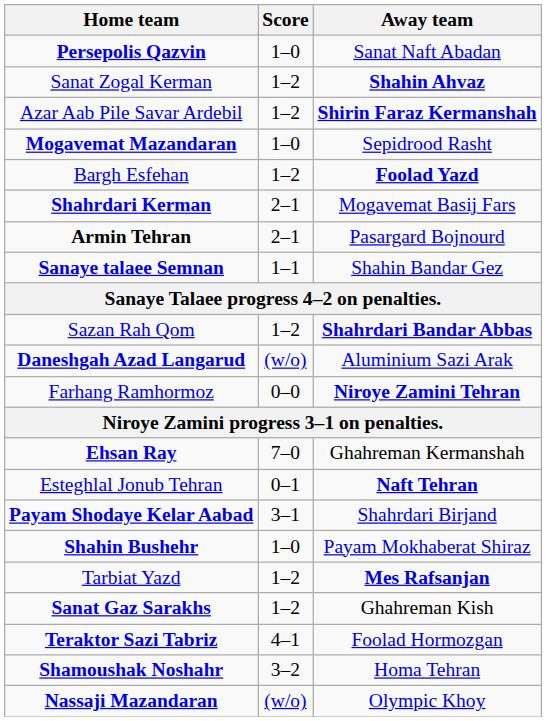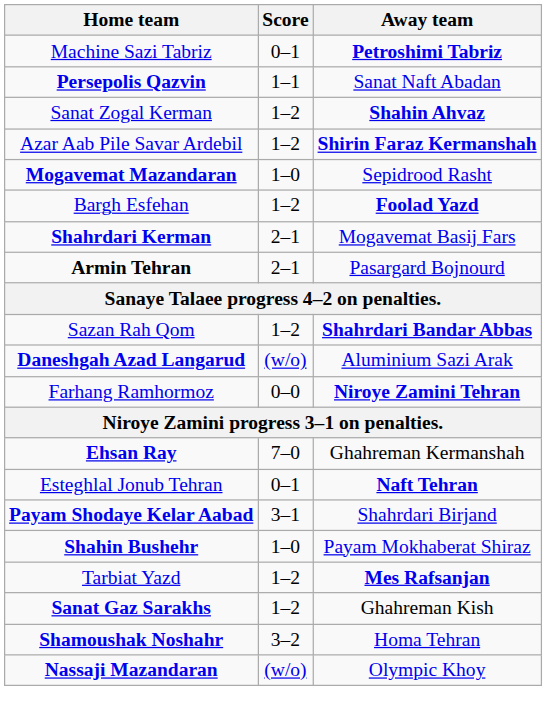+ row: (131, 50)
(285, 50) 1–0 -> (285, 81) 1–1
- row: (131, 267)
- row: (131, 639)
